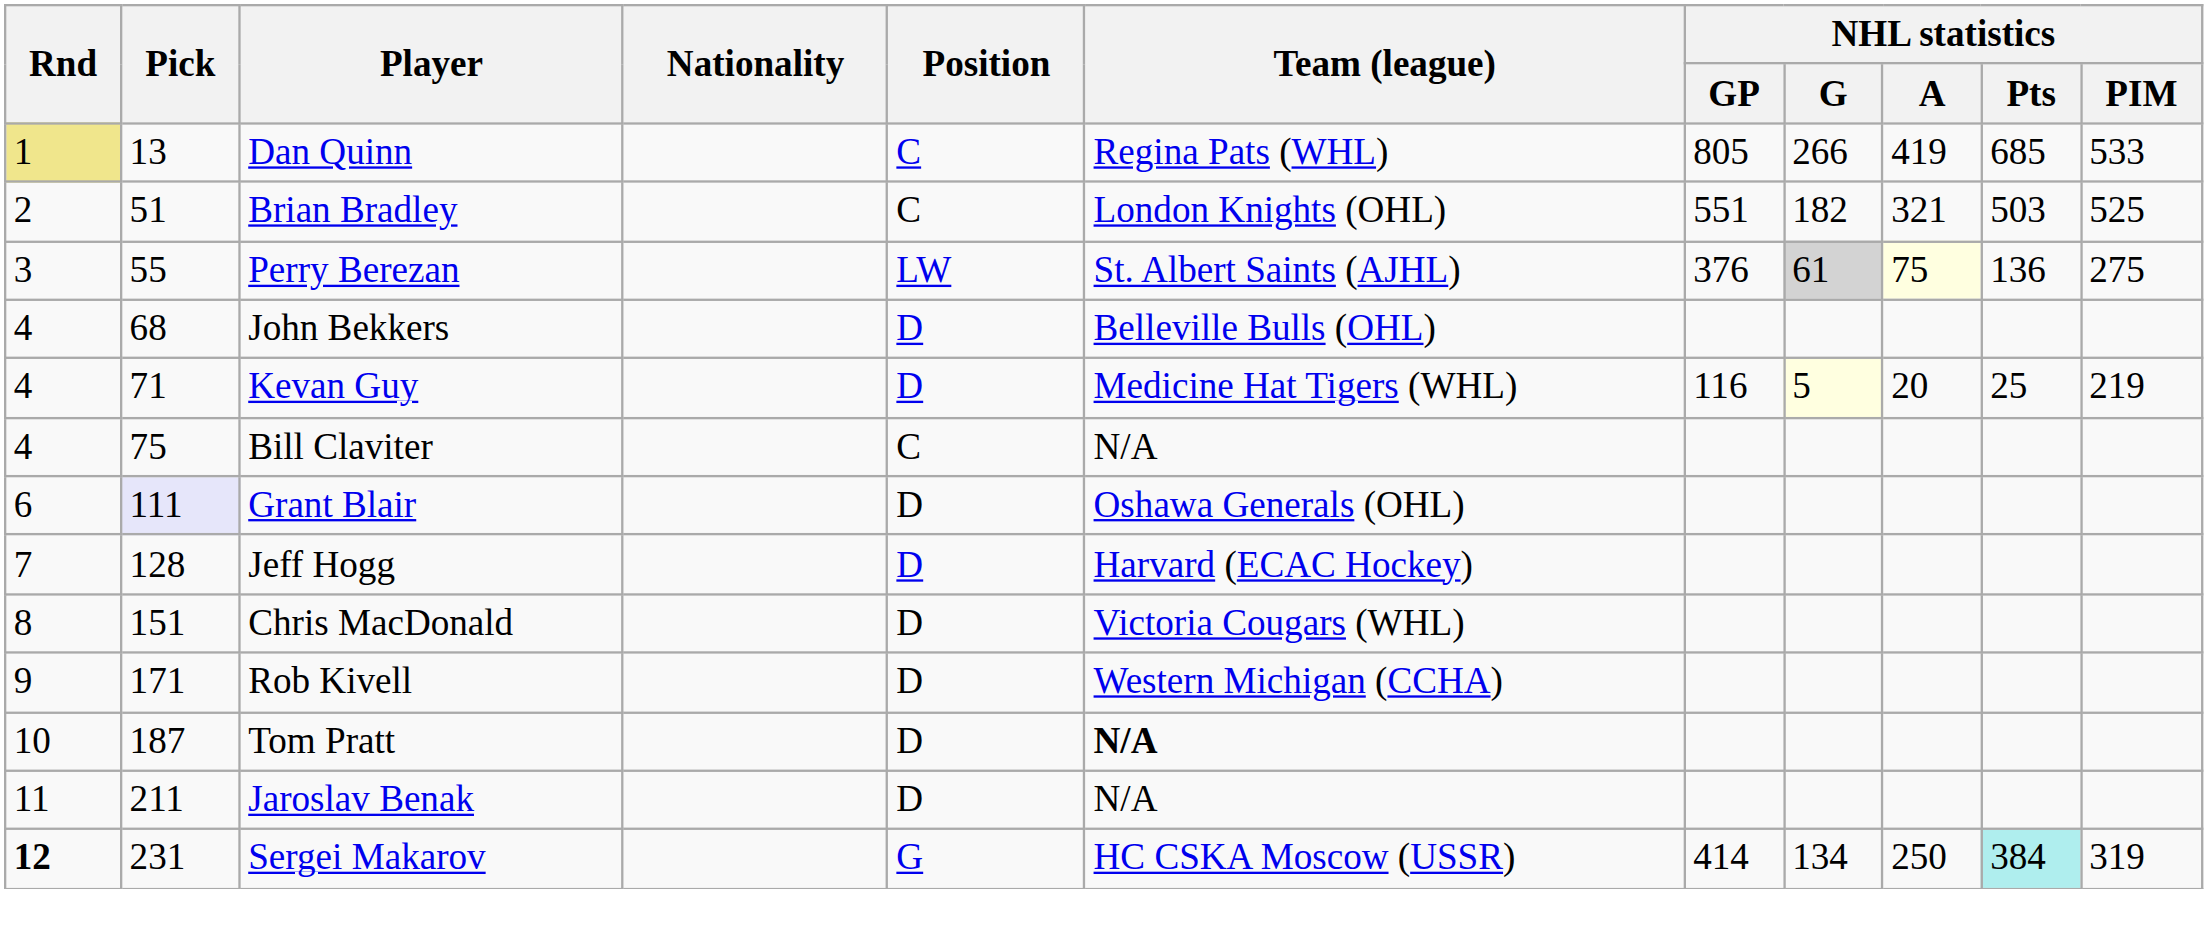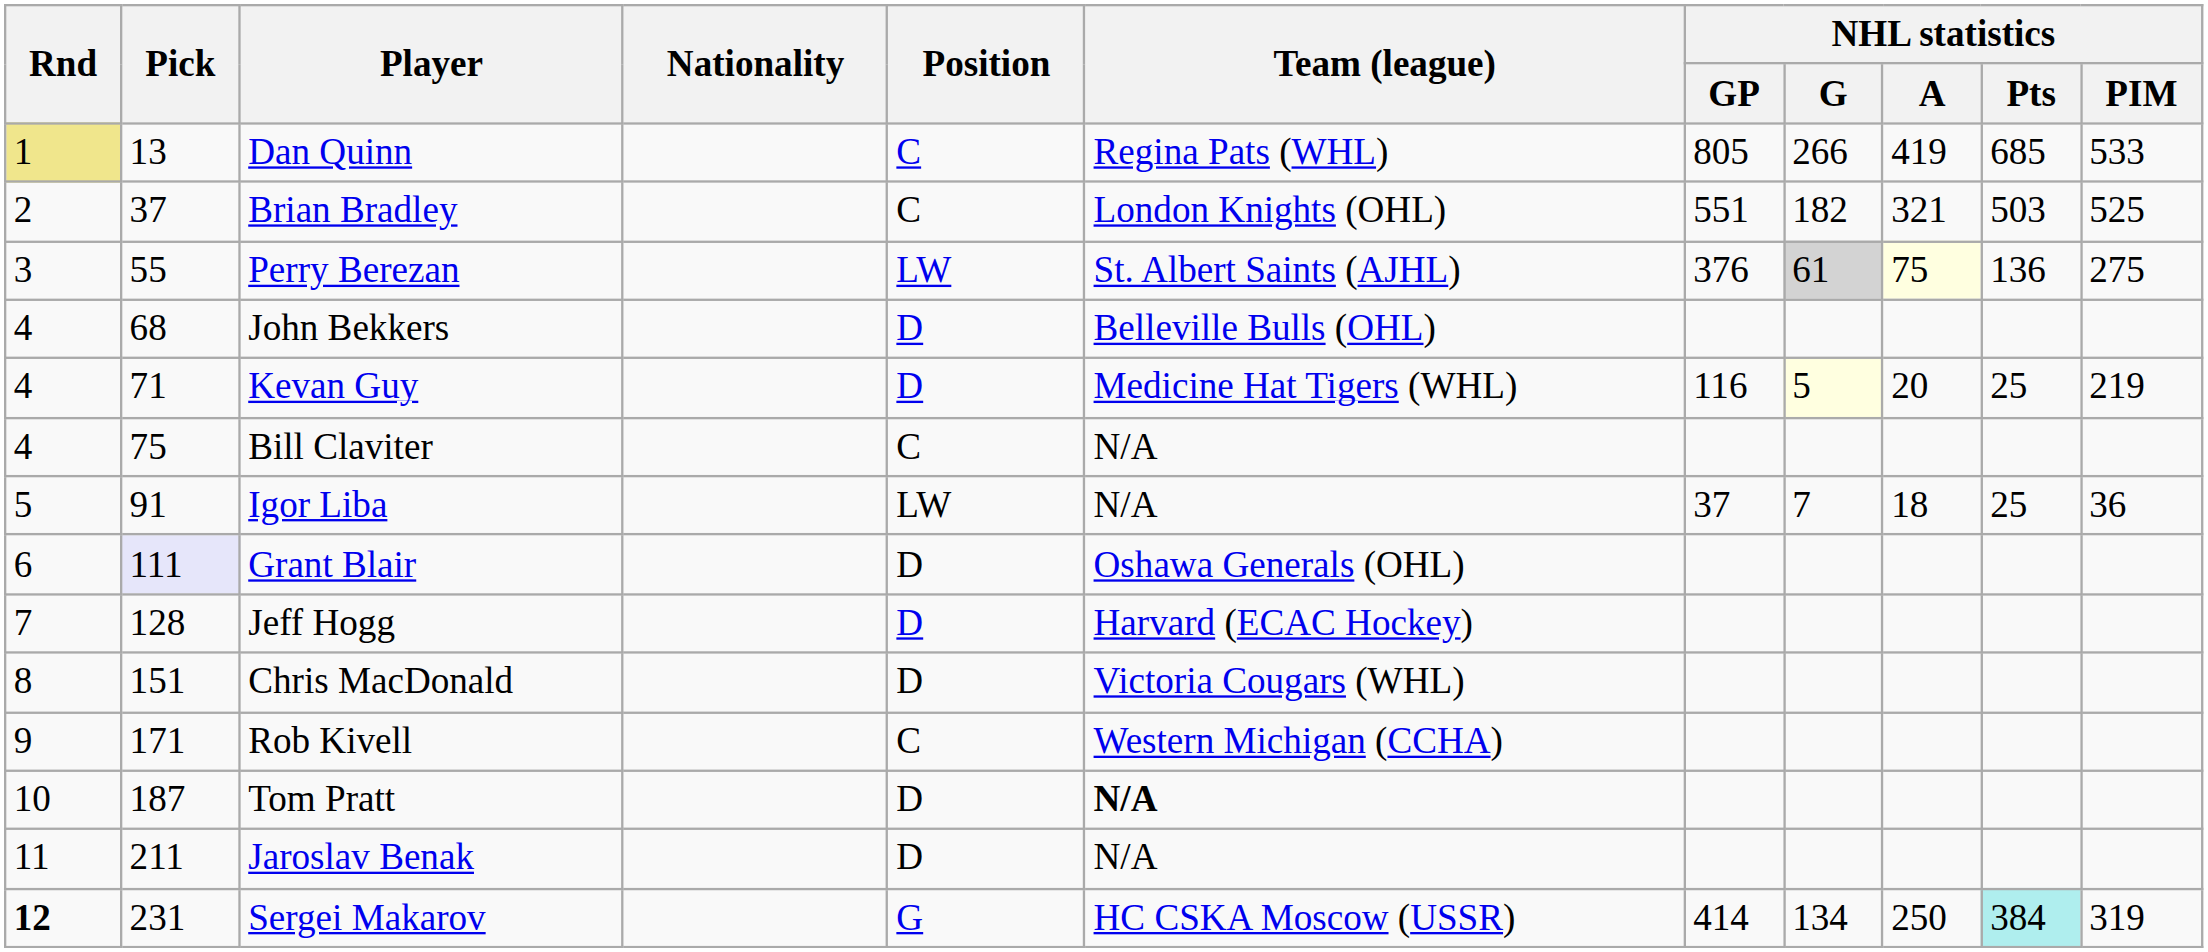(148, 210) 51 -> (148, 210) 37
+ row: (318, 504)
(910, 681) D -> (909, 740) C
